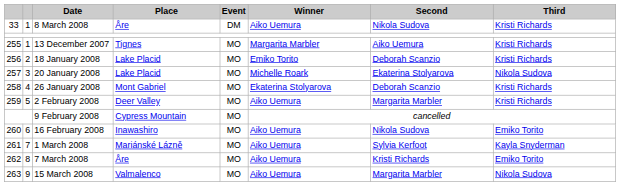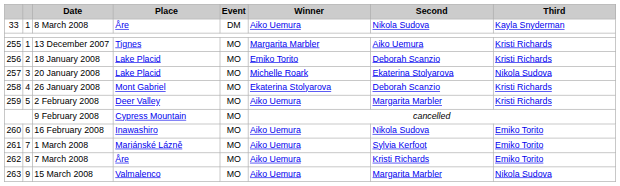(523, 25) Kristi Richards -> (530, 25) Kayla Snyderman
(530, 145) Kayla Snyderman -> (519, 145) Emiko Torito
